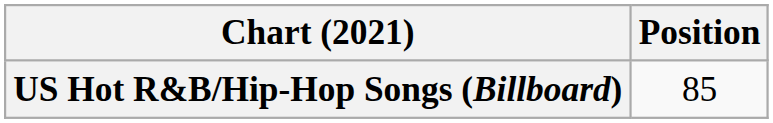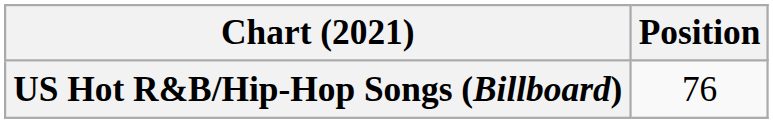(700, 88) 85 -> (700, 88) 76
